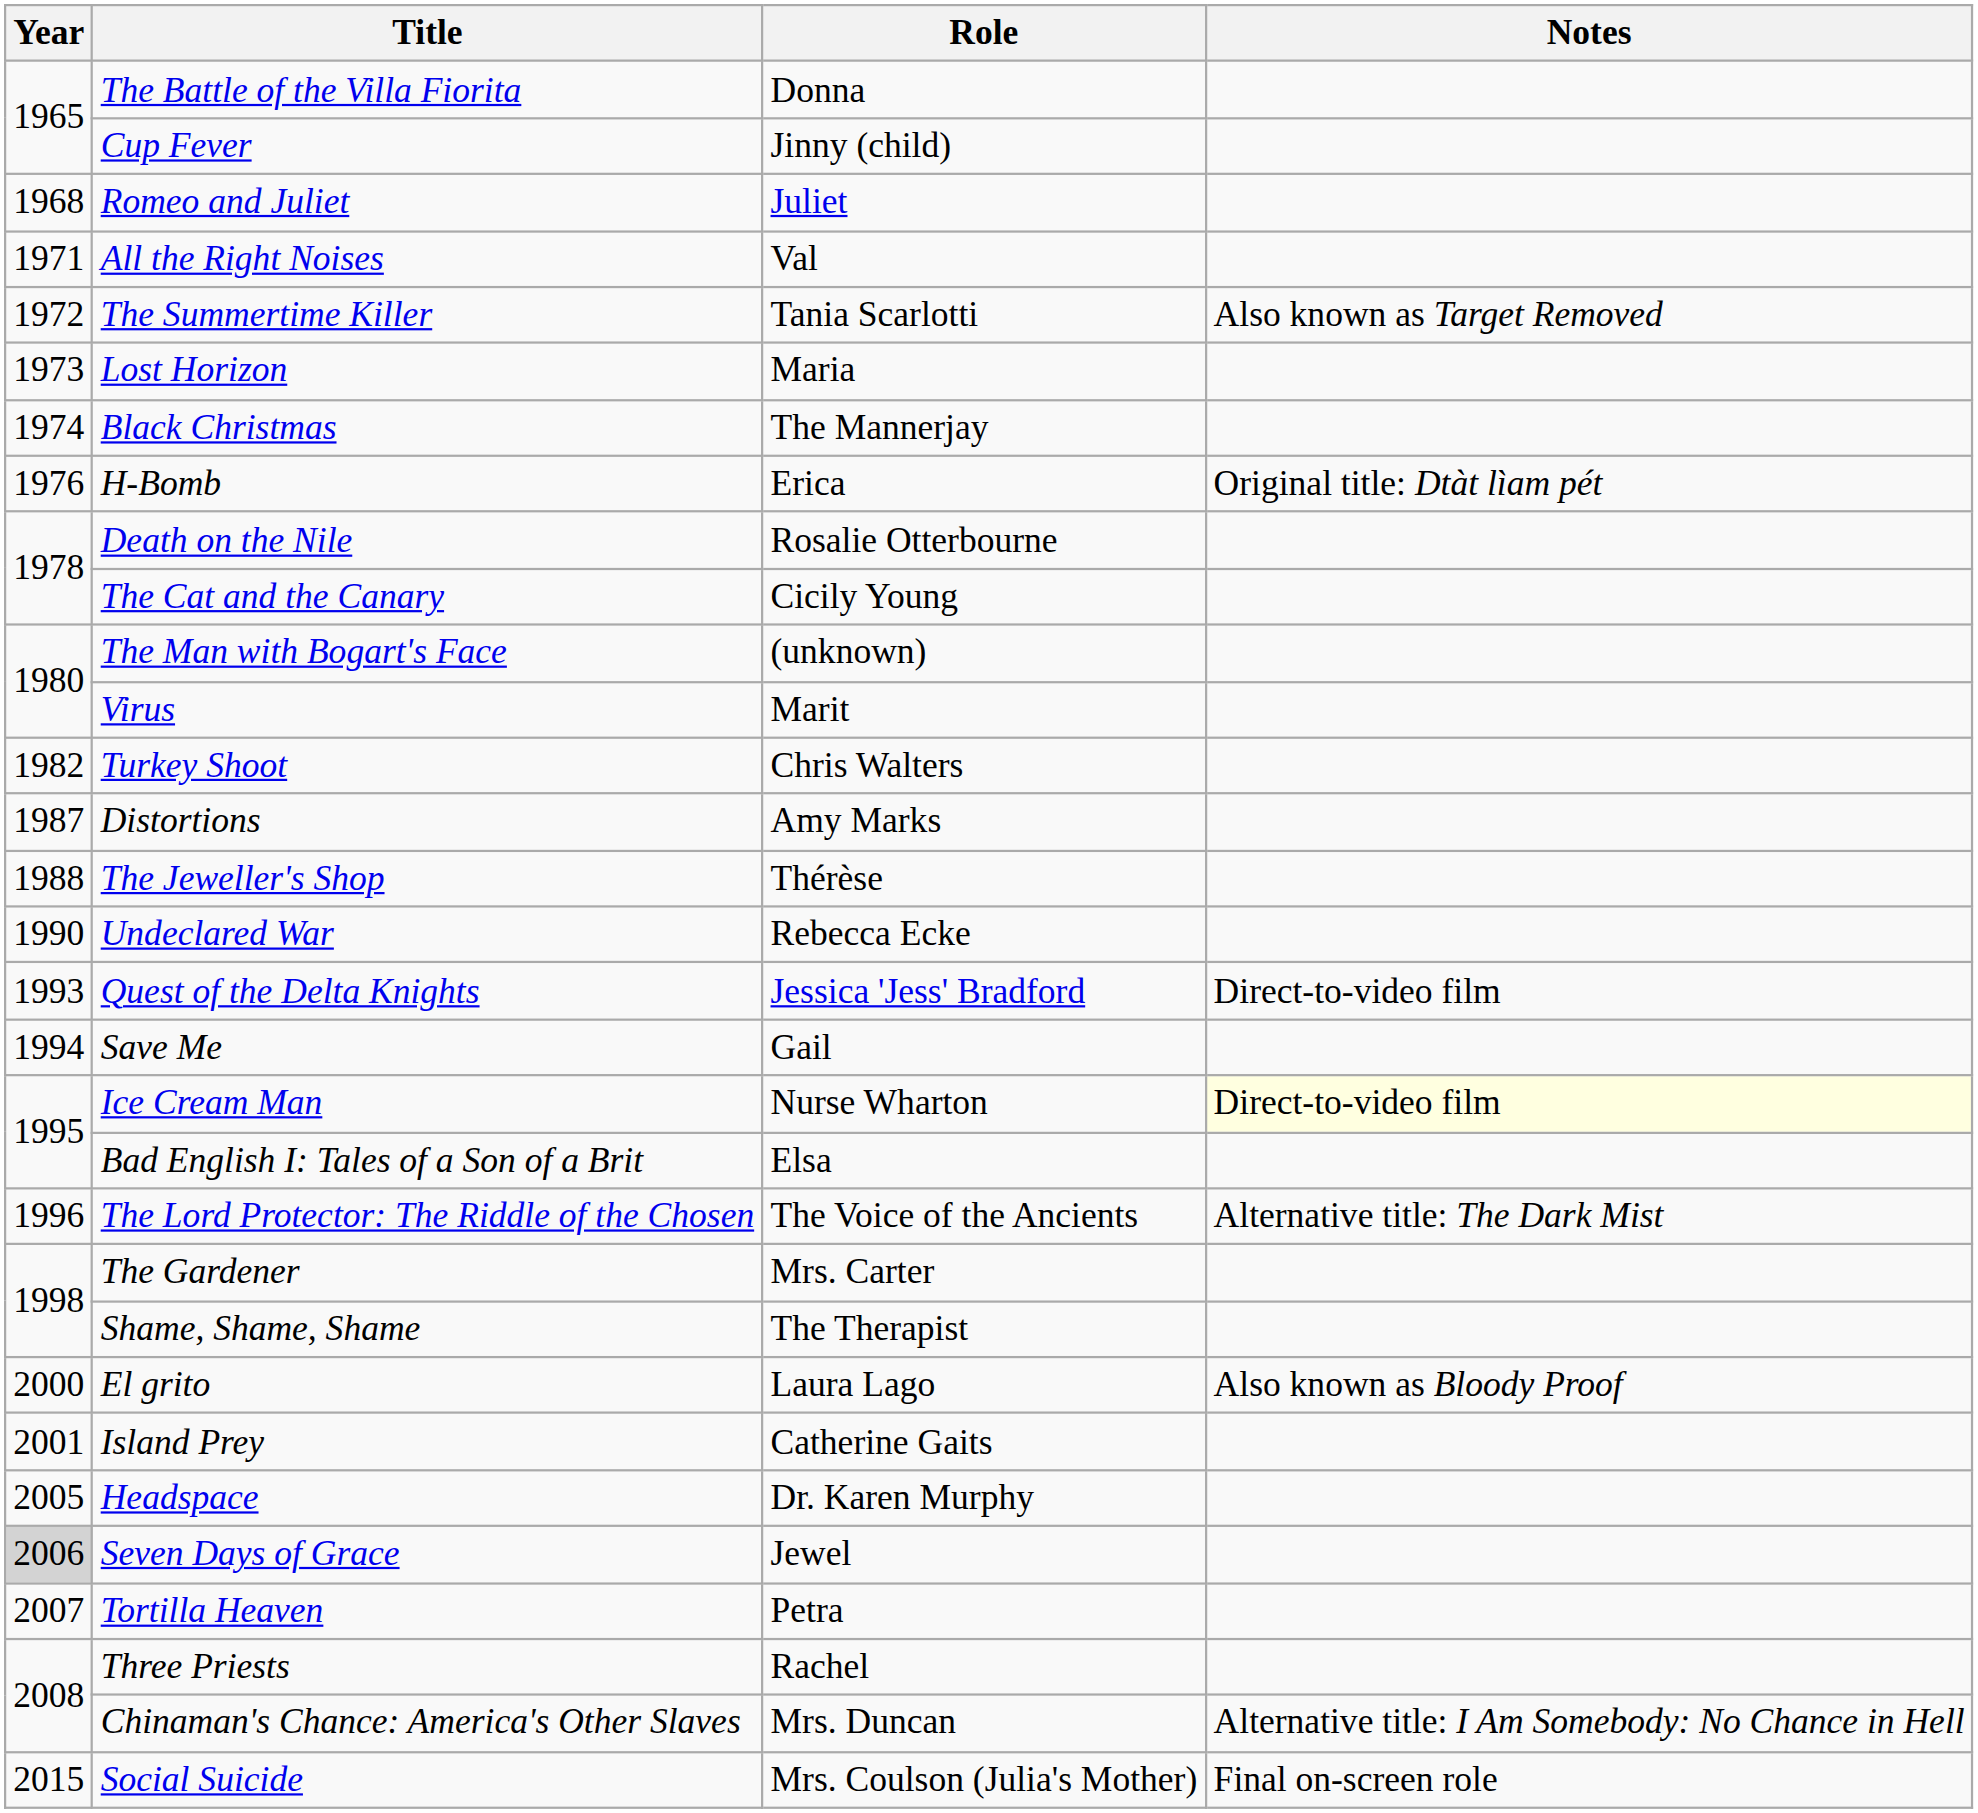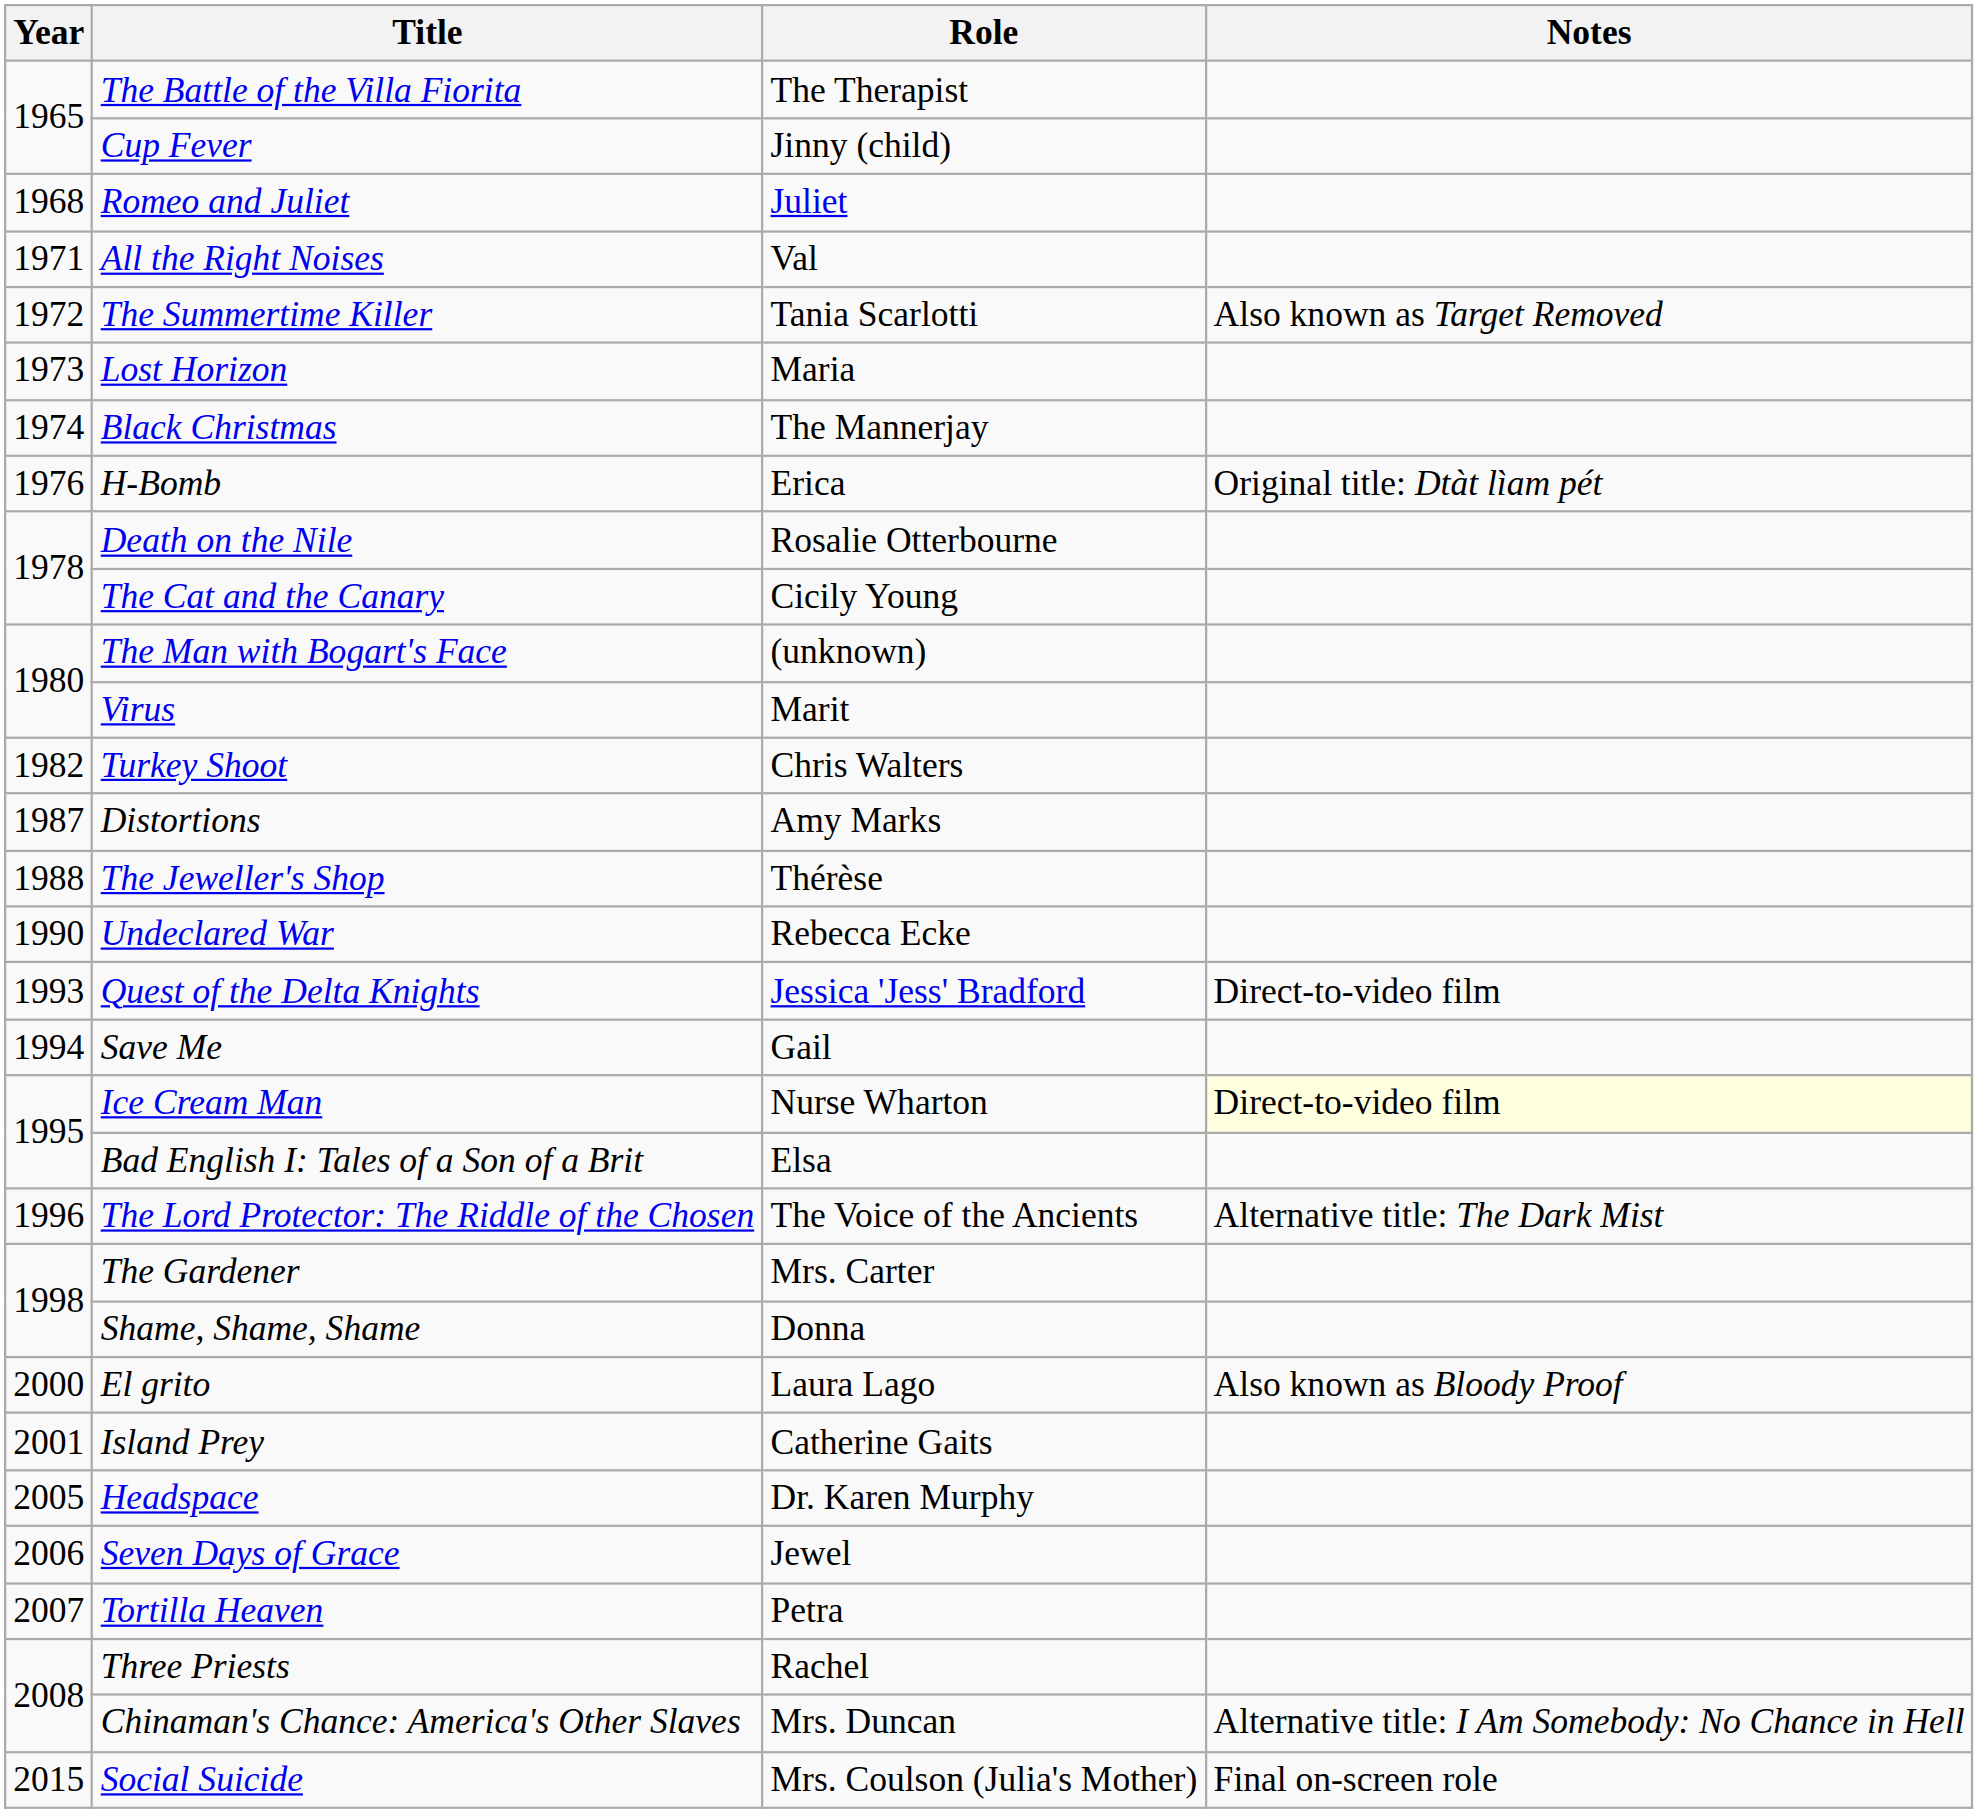(818, 88) Donna -> (869, 88) The Therapist
(869, 1328) The Therapist -> (818, 1328) Donna
(49, 1553) lightgrey background -> (49, 1553) no background
